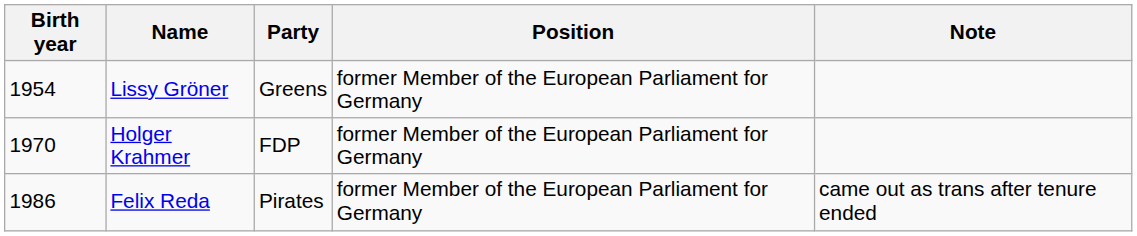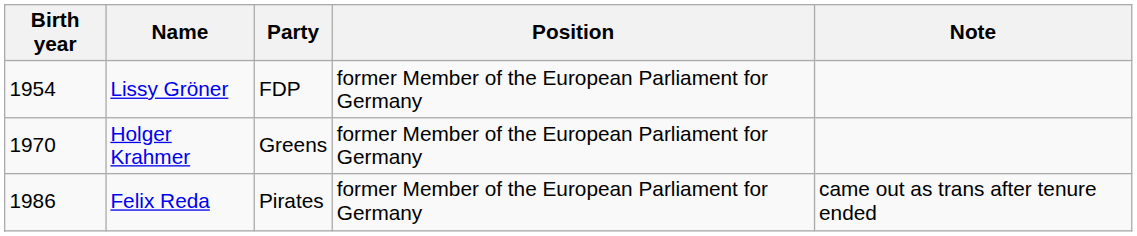(293, 89) Greens -> (280, 89) FDP
(280, 145) FDP -> (293, 145) Greens
